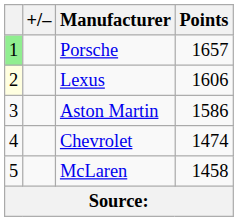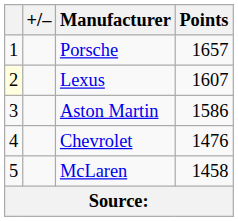(13, 50) lightgreen background -> (13, 50) no background
(210, 80) 1606 -> (210, 80) 1607
(210, 141) 1474 -> (210, 141) 1476
